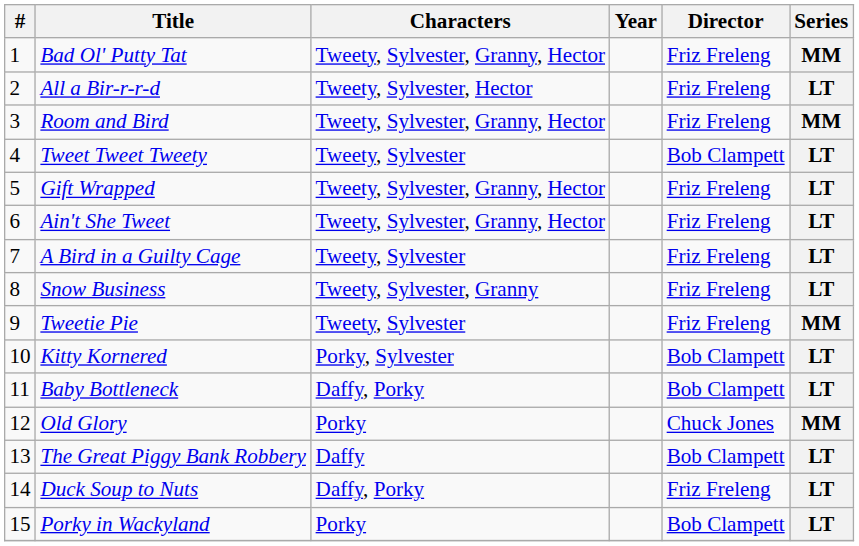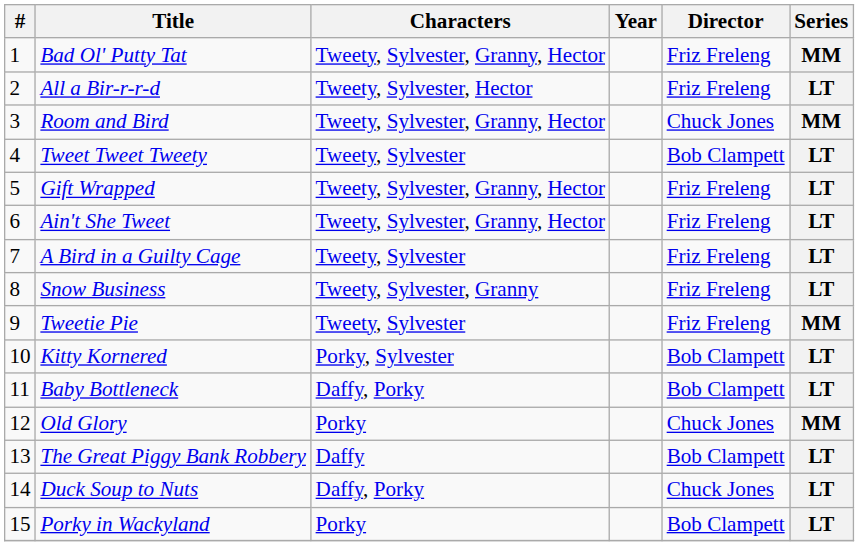(719, 121) Friz Freleng -> (720, 121) Chuck Jones
(719, 490) Friz Freleng -> (720, 490) Chuck Jones
